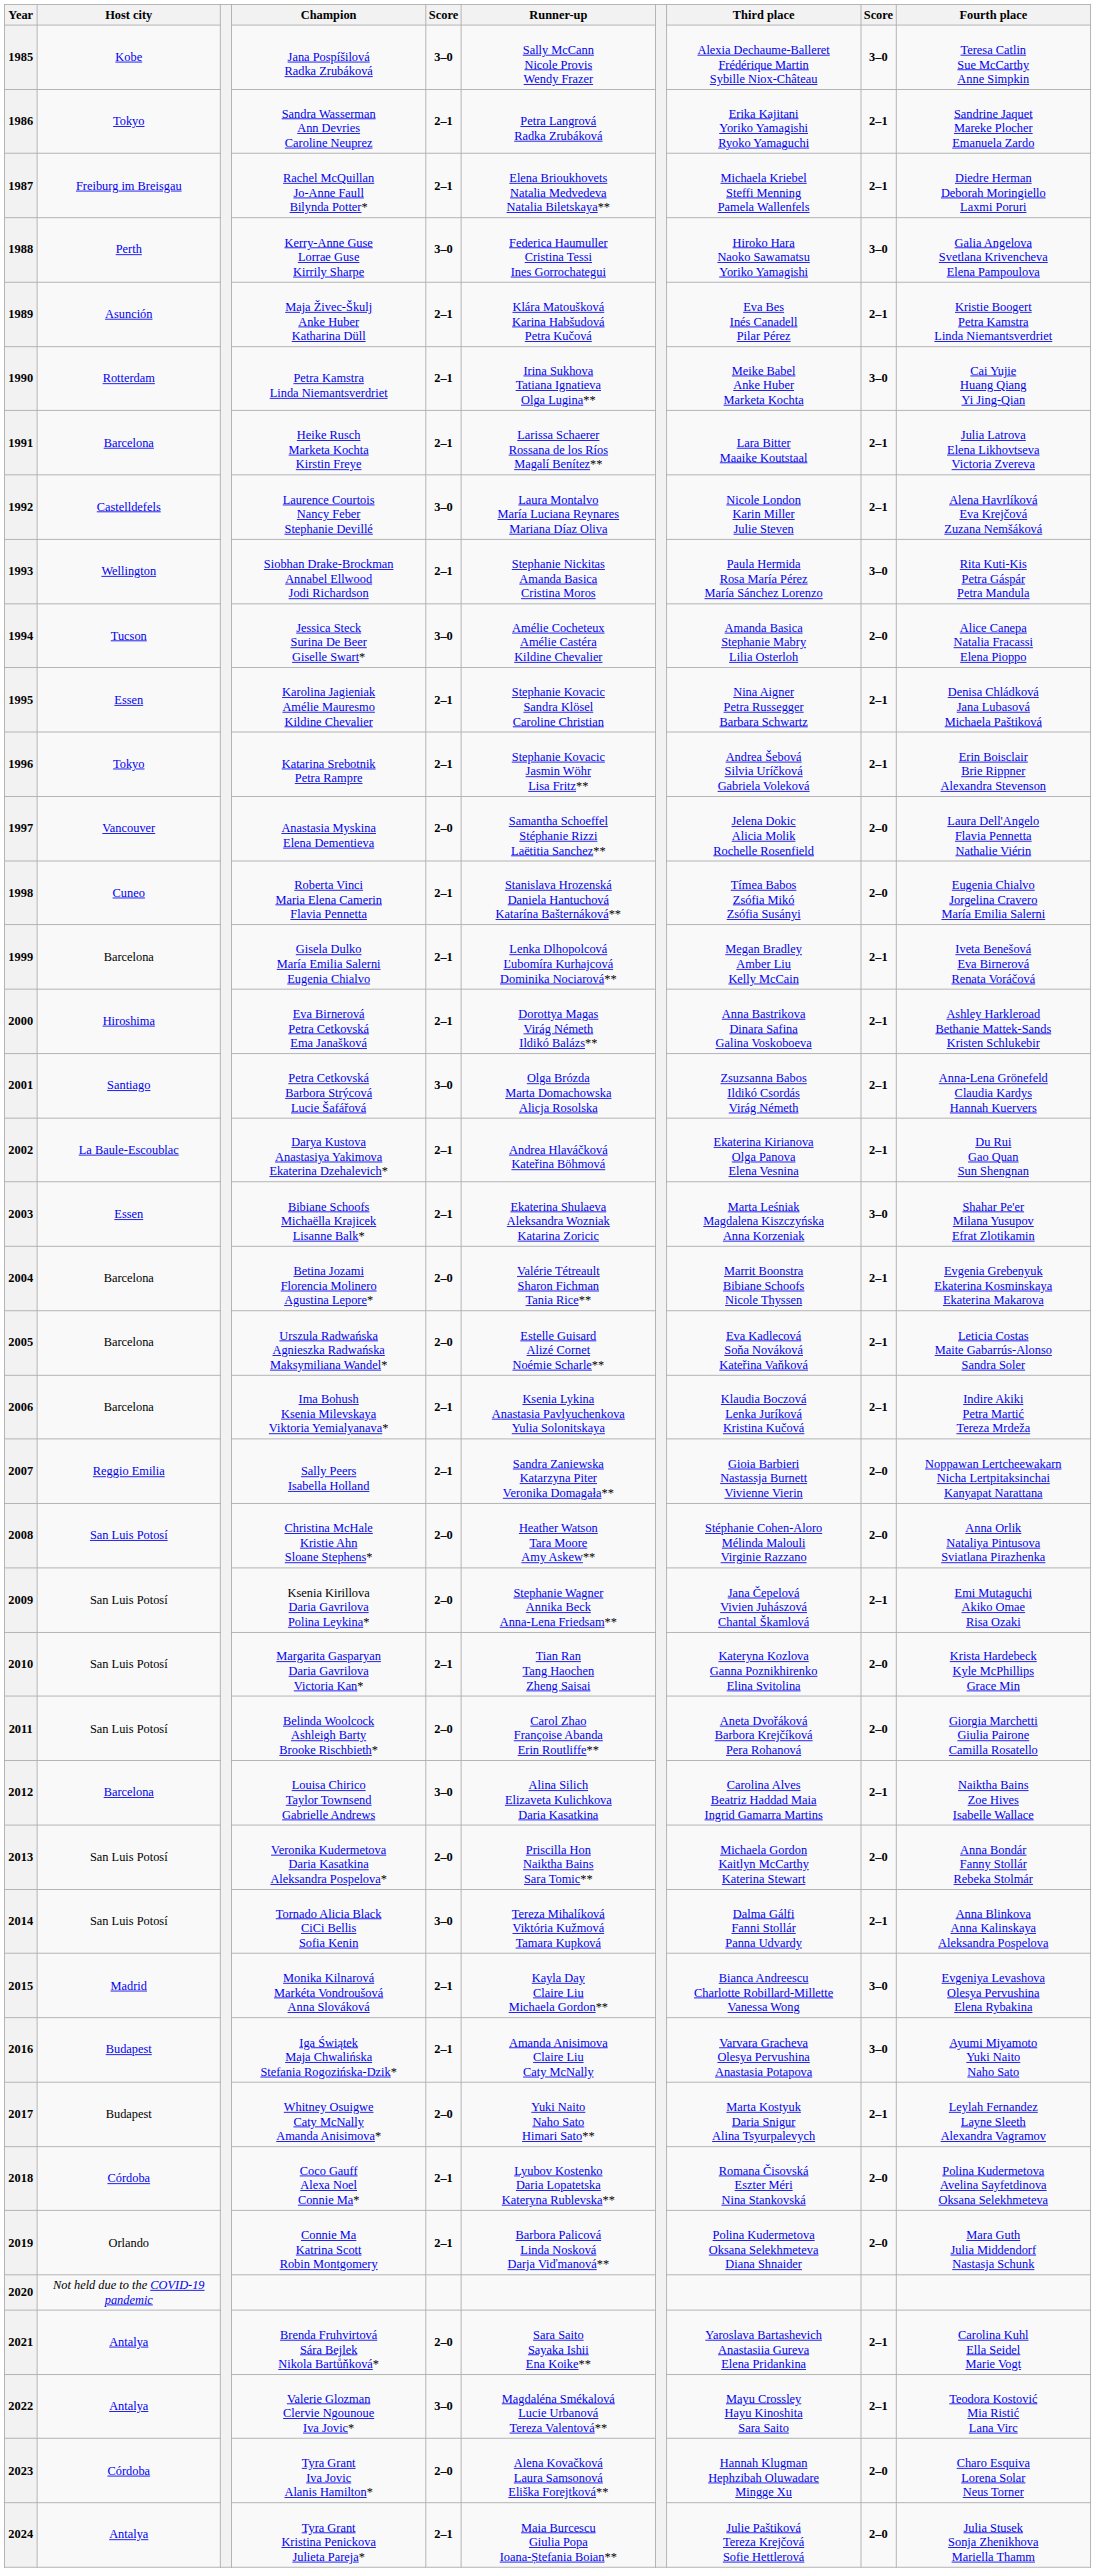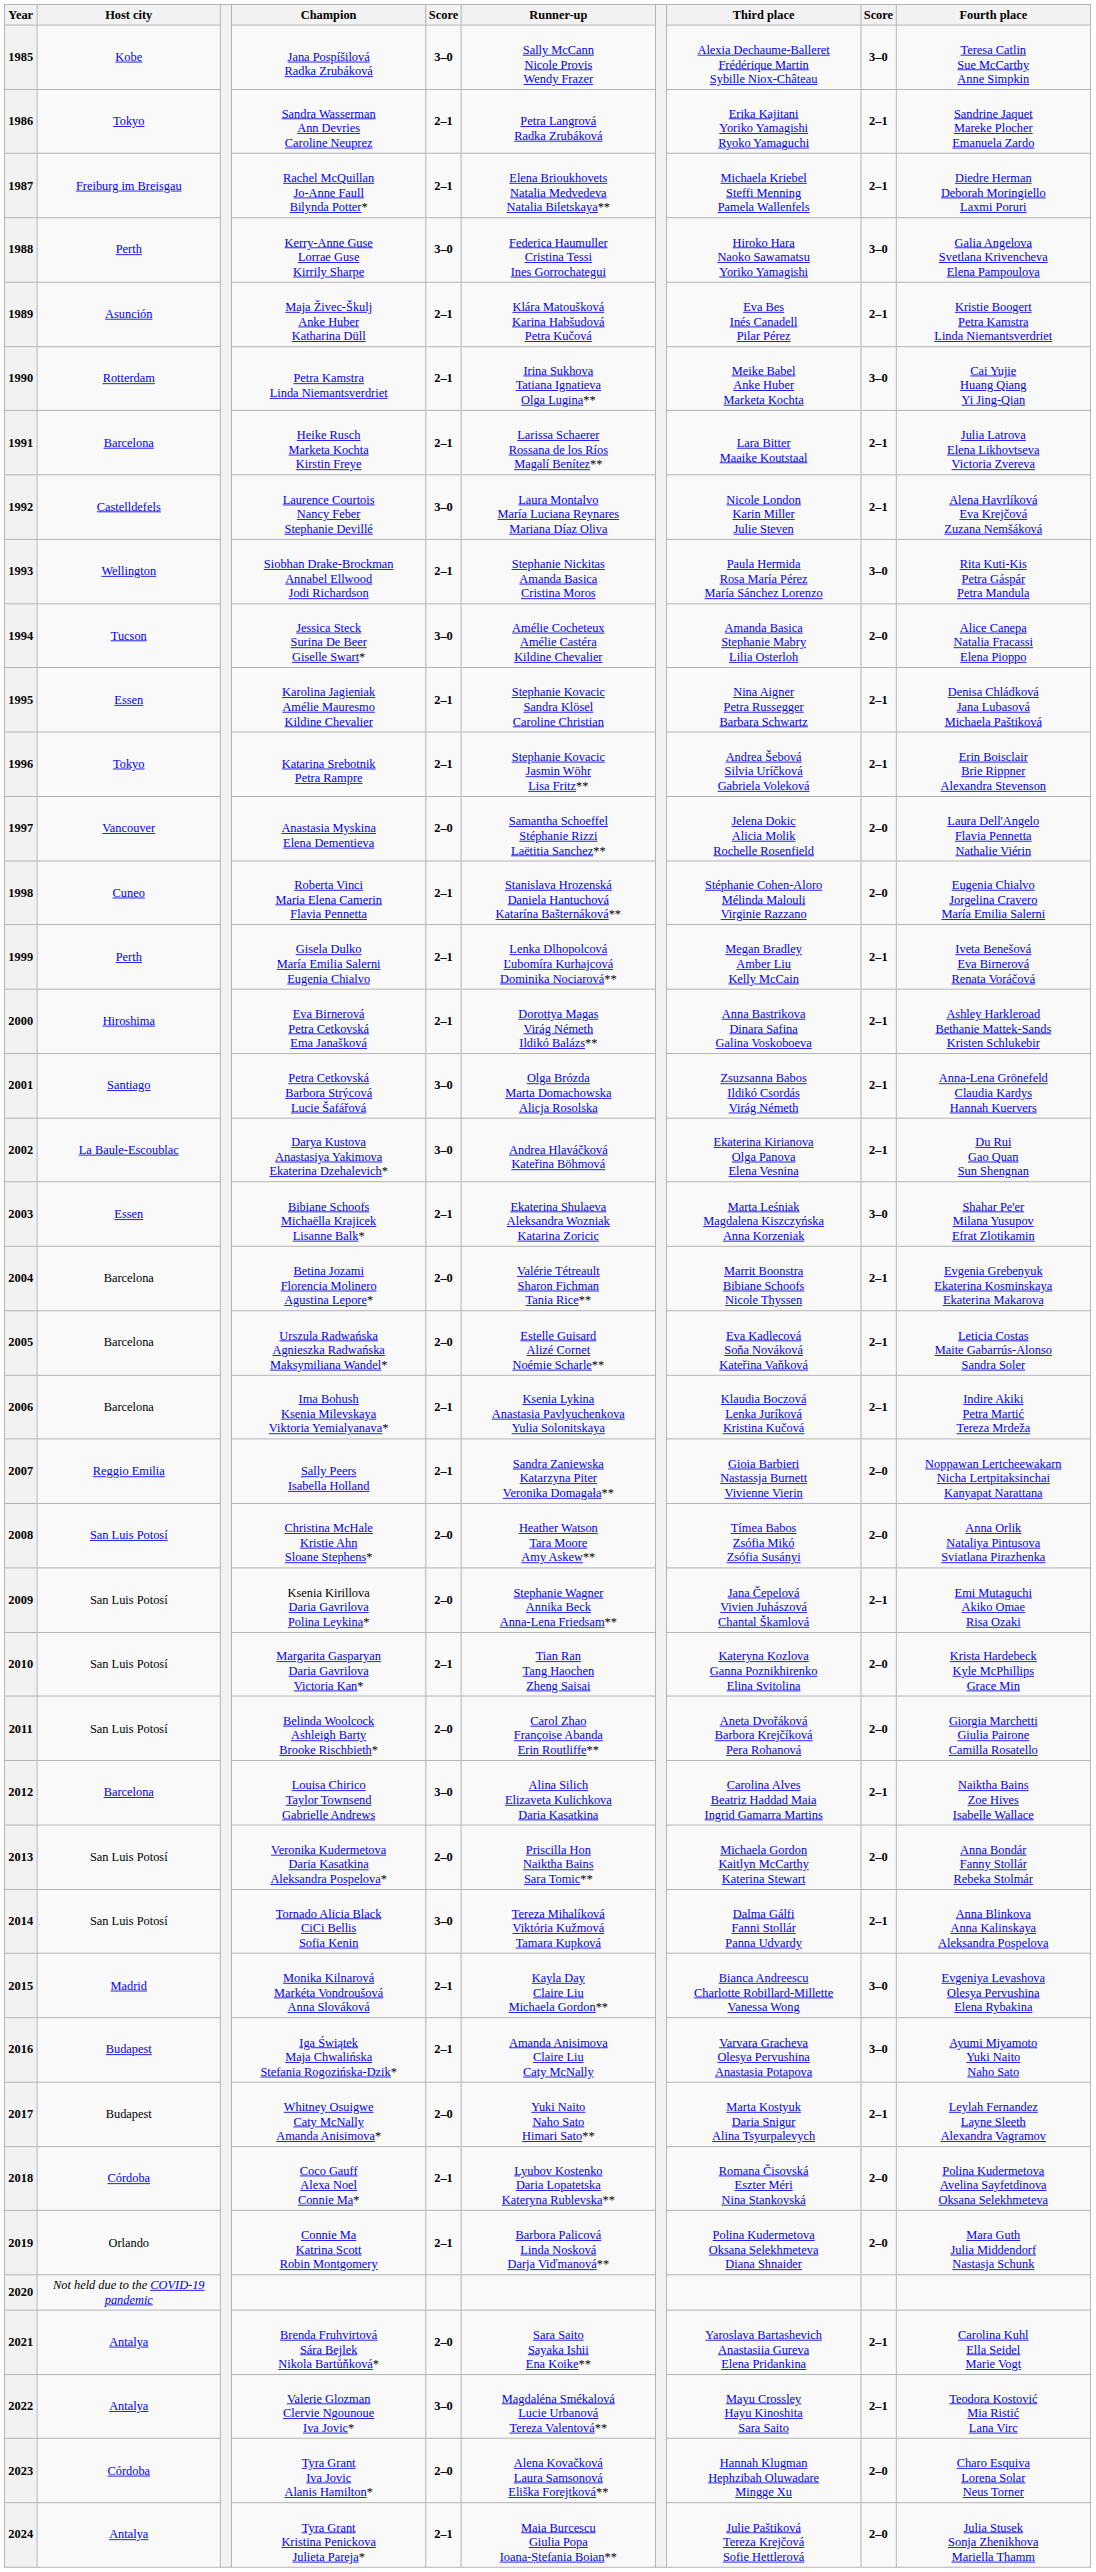(764, 900) Tímea Babos Zsófia Mikó Zsófia Susányi -> (764, 900) Stéphanie Cohen-Aloro Mélinda Malouli Virginie Razzano
(129, 957) Barcelona -> (129, 957) Perth
(444, 1150) 2–1 -> (444, 1150) 3–0
(764, 1543) Stéphanie Cohen-Aloro Mélinda Malouli Virginie Razzano -> (764, 1543) Tímea Babos Zsófia Mikó Zsófia Susányi
